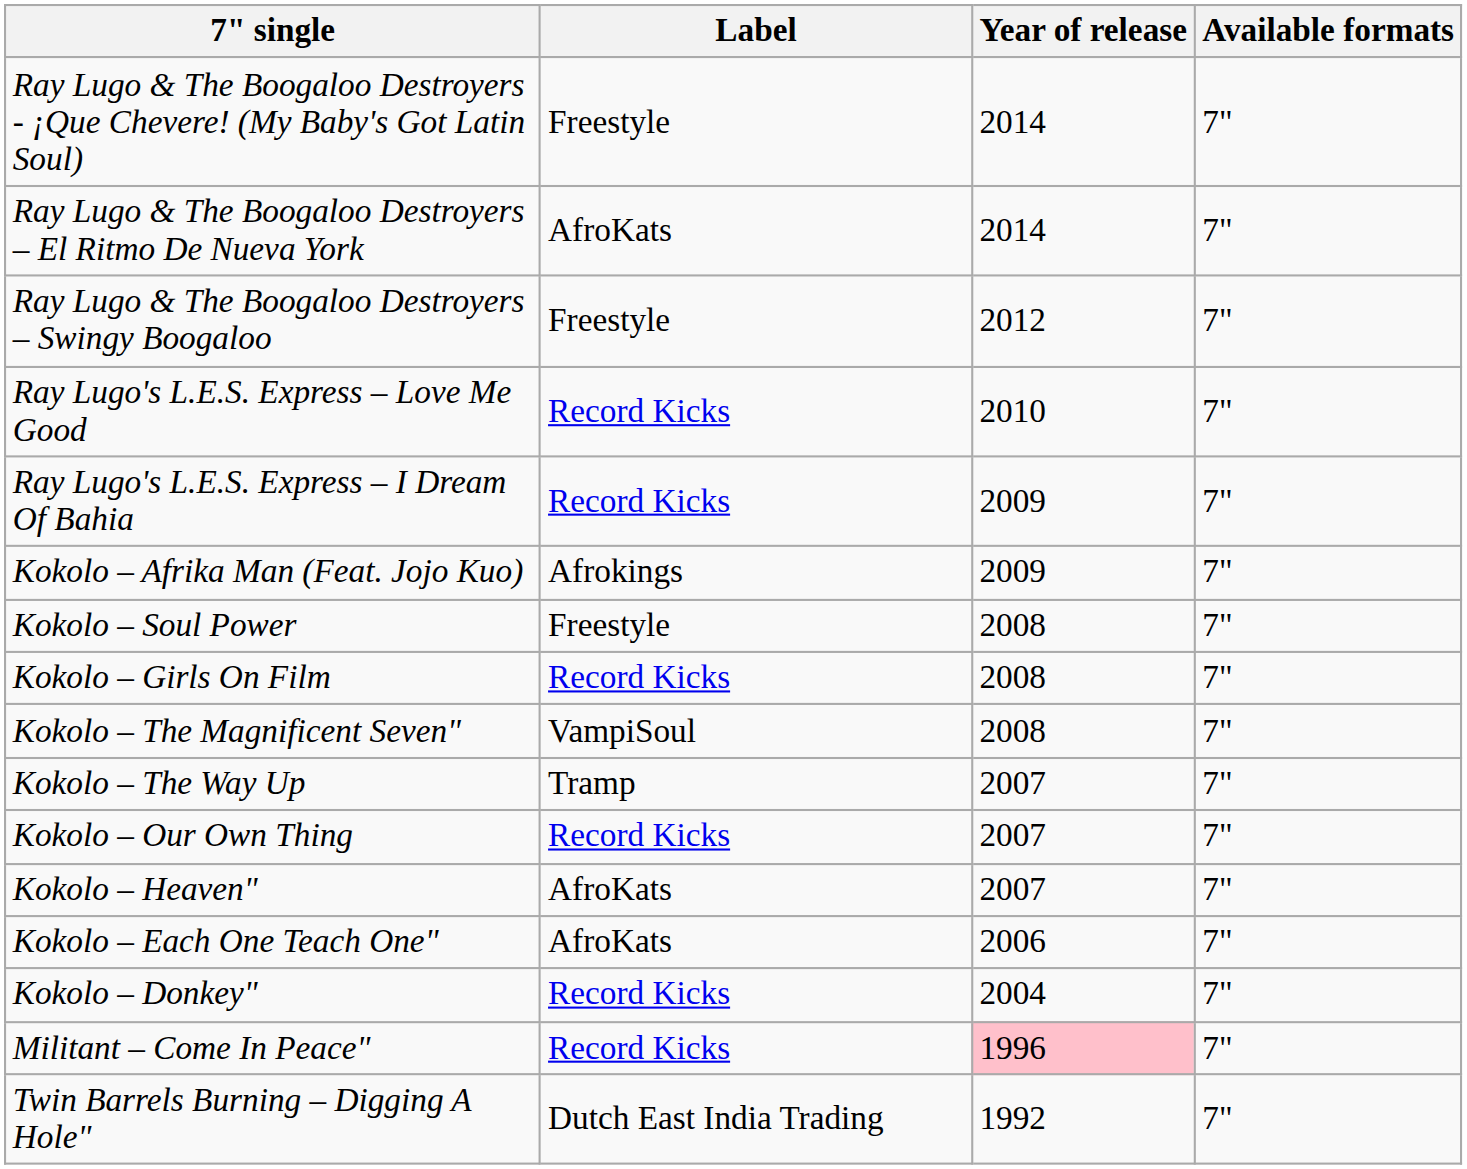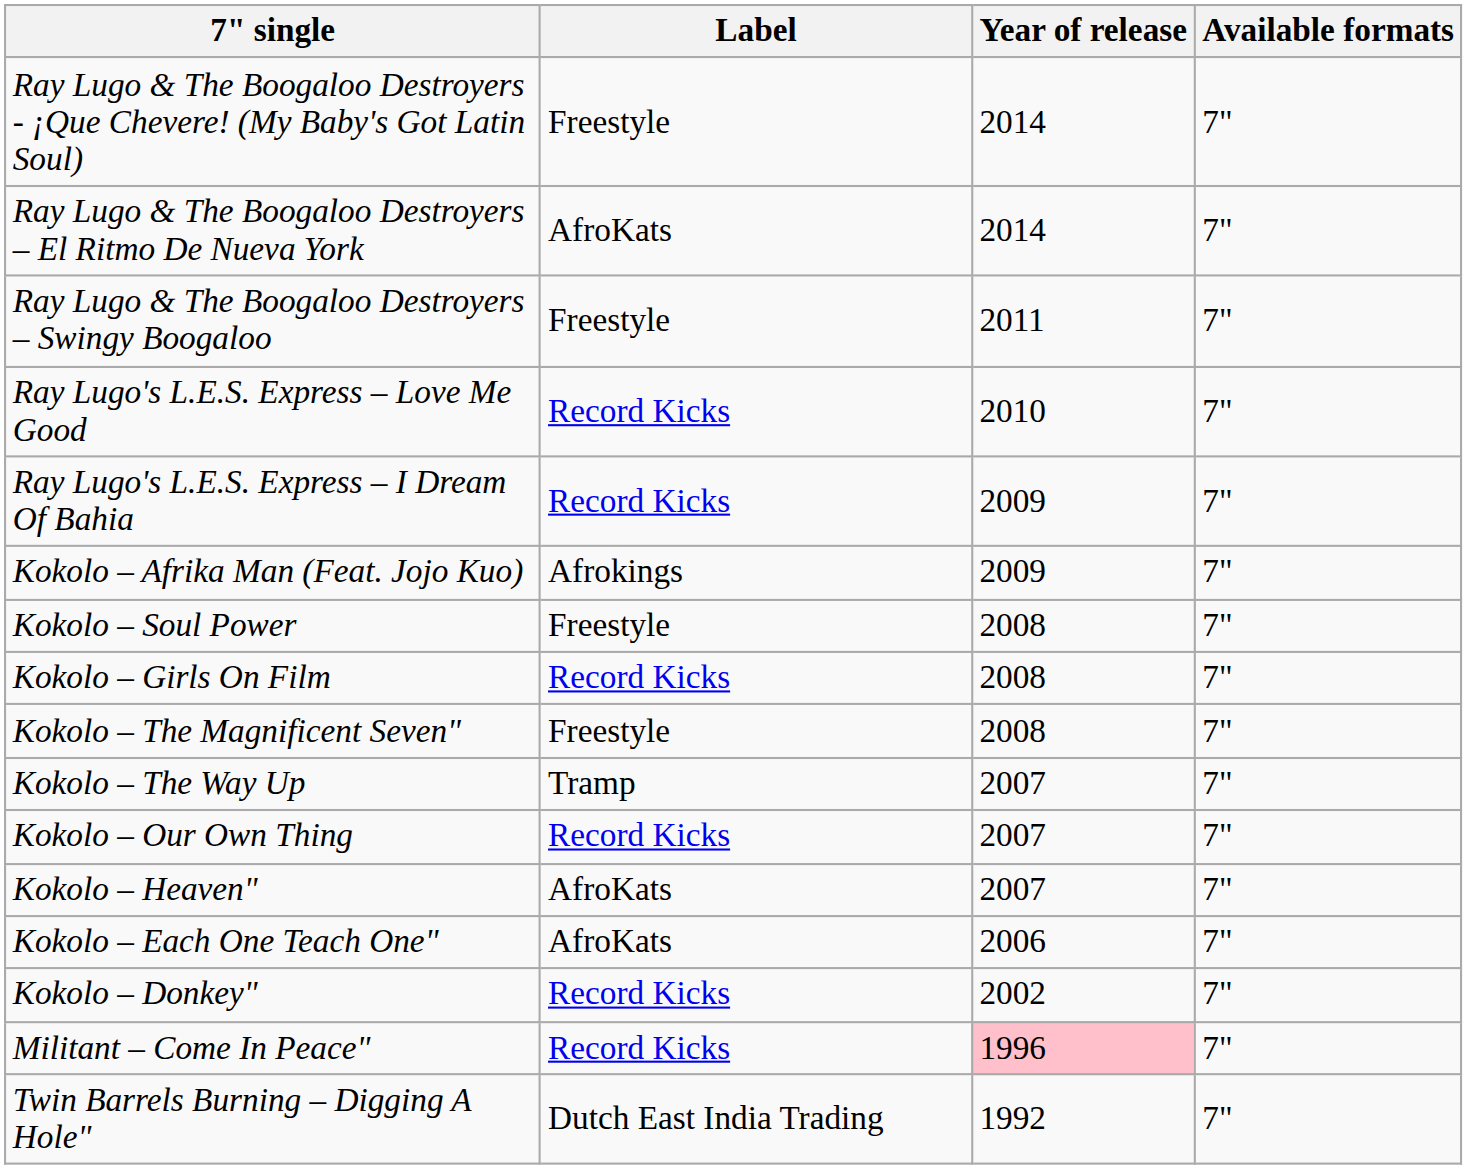(1013, 320) 2012 -> (1012, 320) 2011
(622, 730) VampiSoul -> (609, 730) Freestyle
(1013, 994) 2004 -> (1013, 994) 2002
